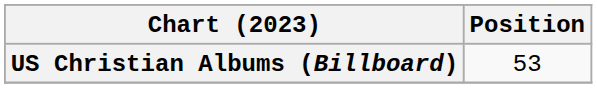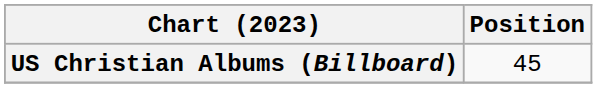(527, 64) 53 -> (527, 64) 45
